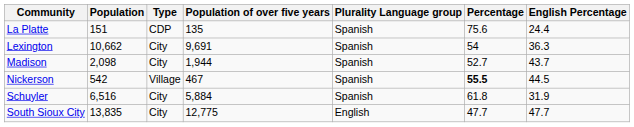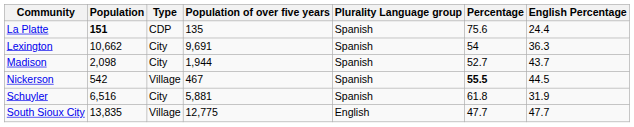(99, 29) normal -> (99, 29) bold
(199, 96) 5,884 -> (199, 96) 5,881
(158, 113) City -> (165, 113) Village
